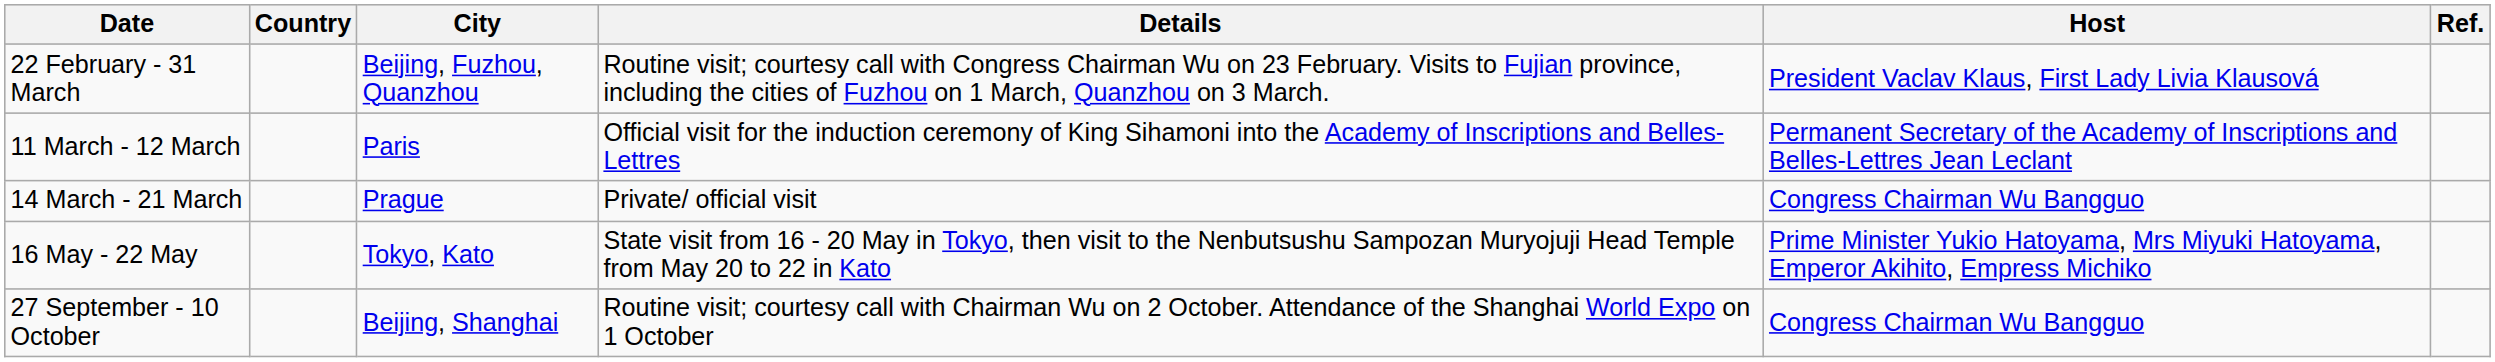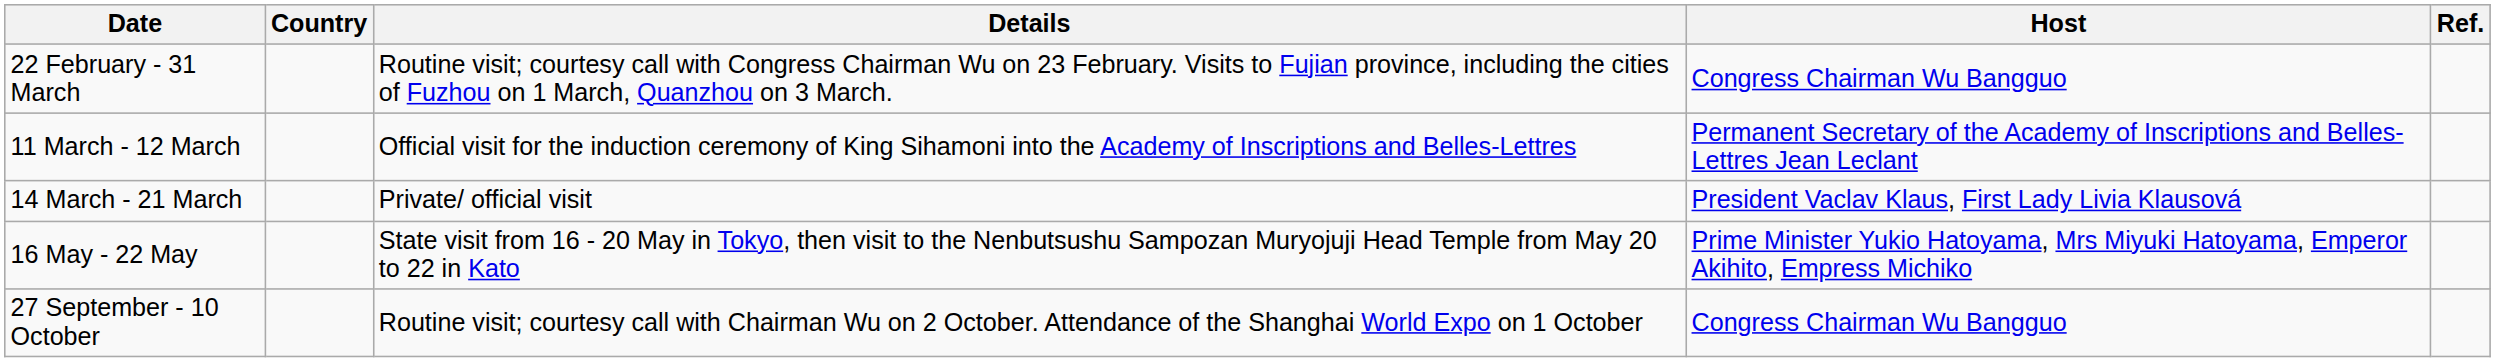- column: (477, 24)
(2044, 78) President Vaclav Klaus, First Lady Livia Klausová -> (1879, 78) Congress Chairman Wu Bangguo
(1957, 200) Congress Chairman Wu Bangguo -> (1966, 200) President Vaclav Klaus, First Lady Livia Klausová
